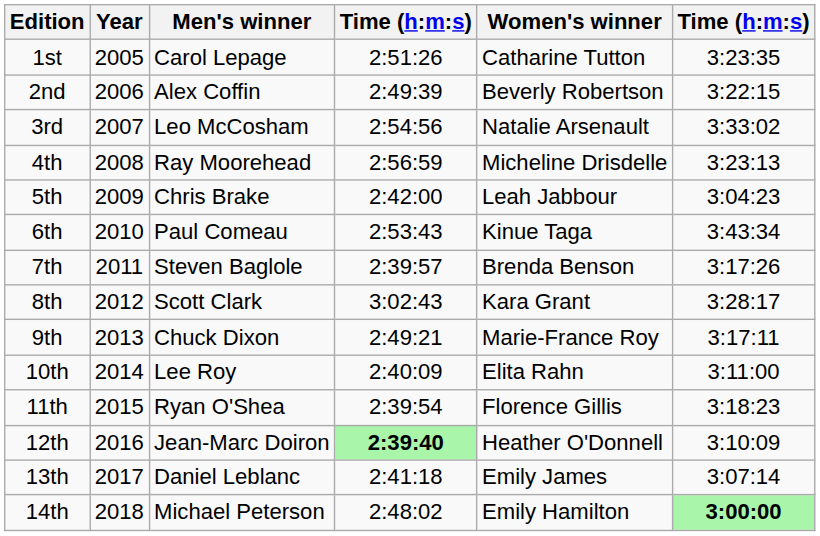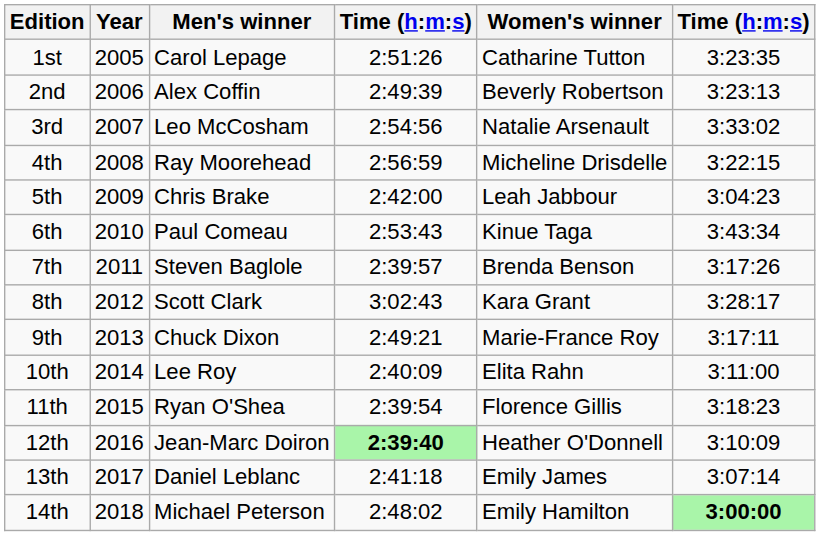(744, 92) 3:22:15 -> (744, 92) 3:23:13
(744, 162) 3:23:13 -> (744, 162) 3:22:15
